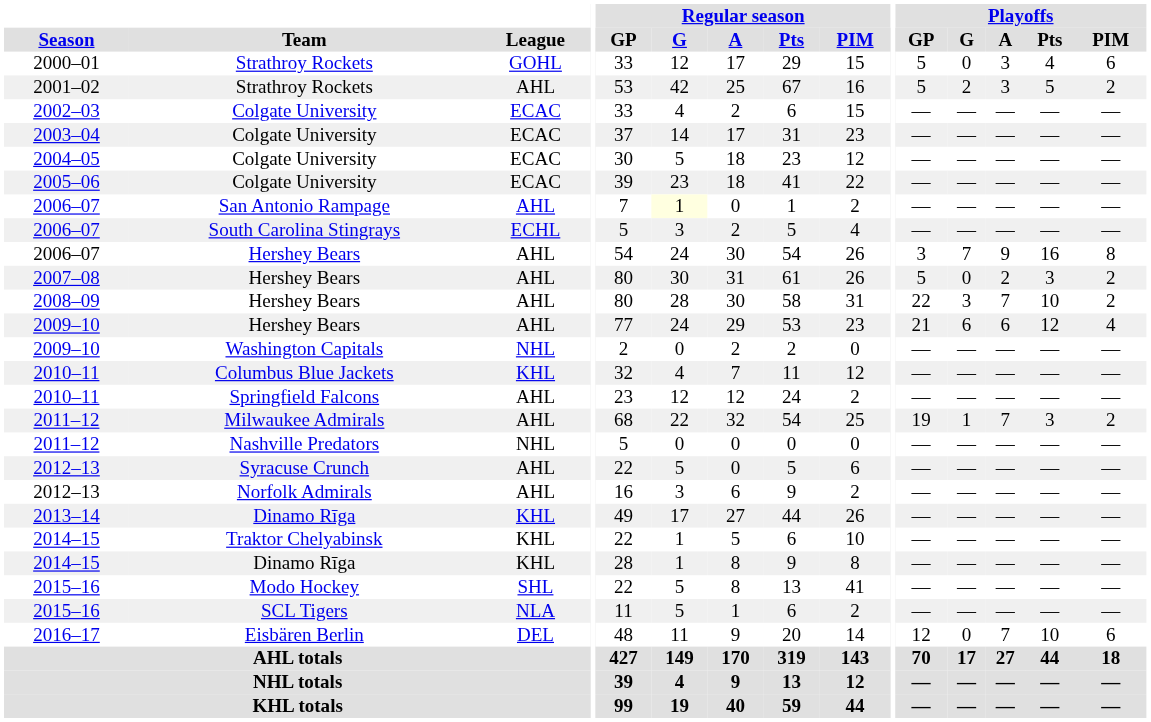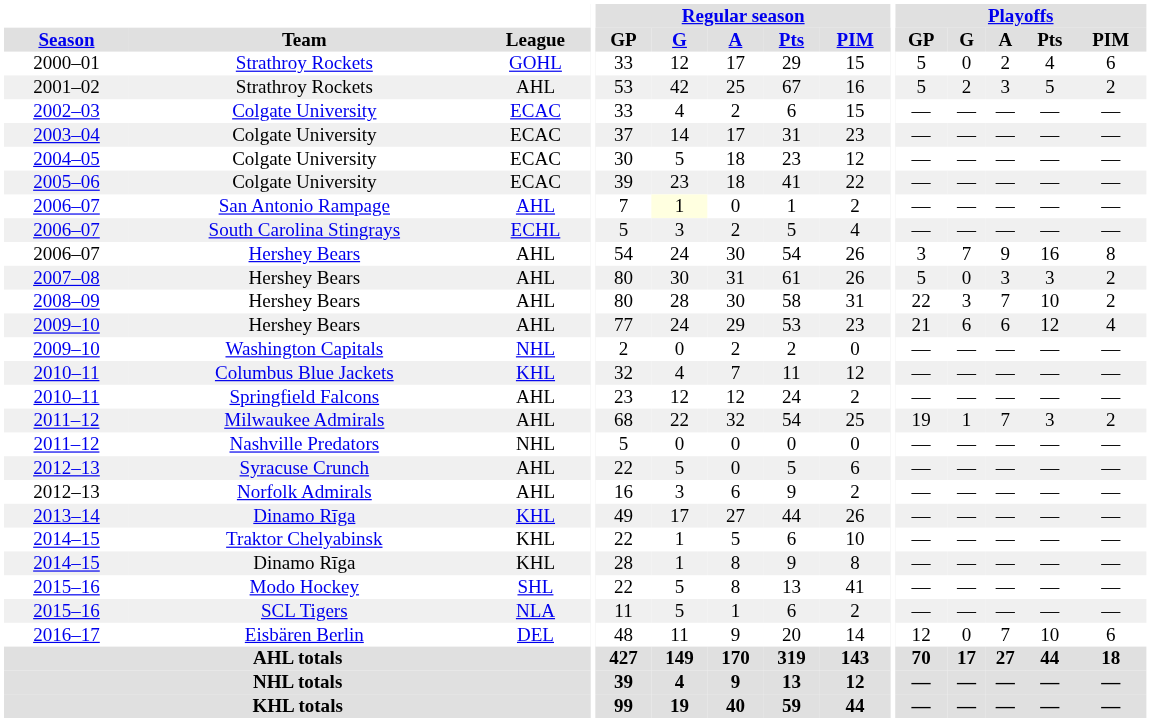(1005, 63) 3 -> (1005, 63) 2
(1005, 277) 2 -> (1005, 277) 3
